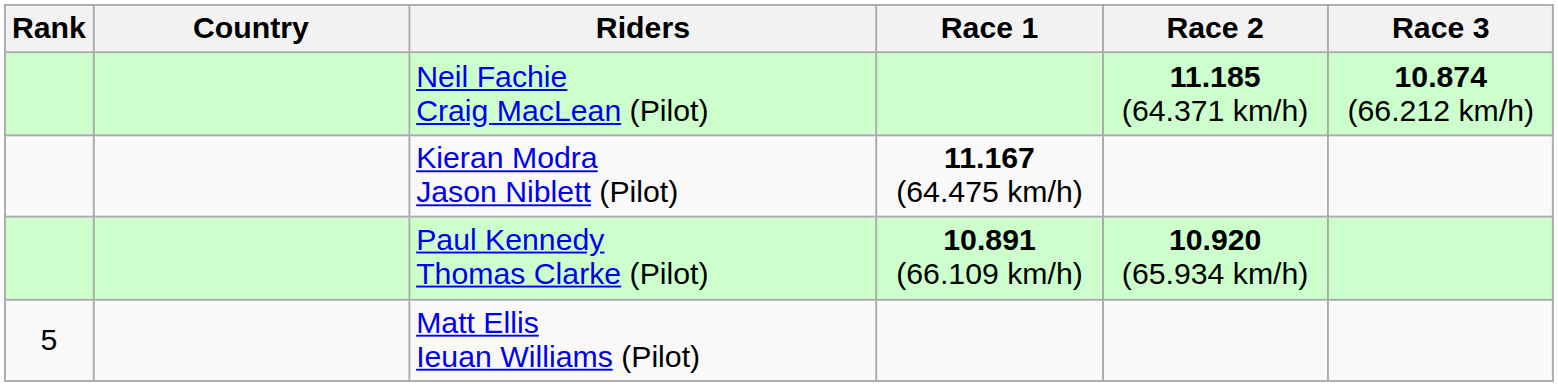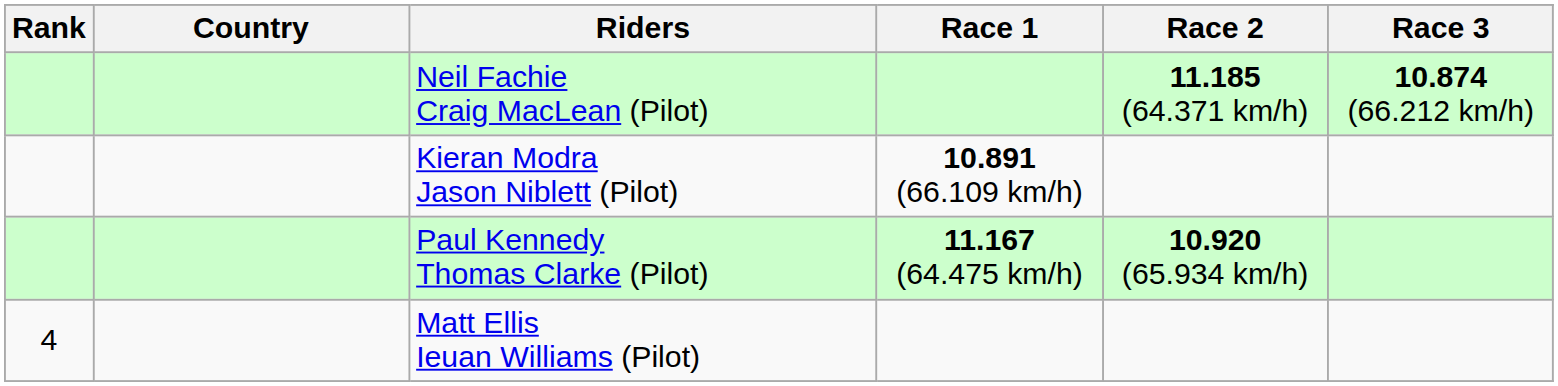(990, 175) 11.167 (64.475 km/h) -> (990, 175) 10.891 (66.109 km/h)
(990, 257) 10.891 (66.109 km/h) -> (990, 257) 11.167 (64.475 km/h)
(49, 339) 5 -> (49, 339) 4
